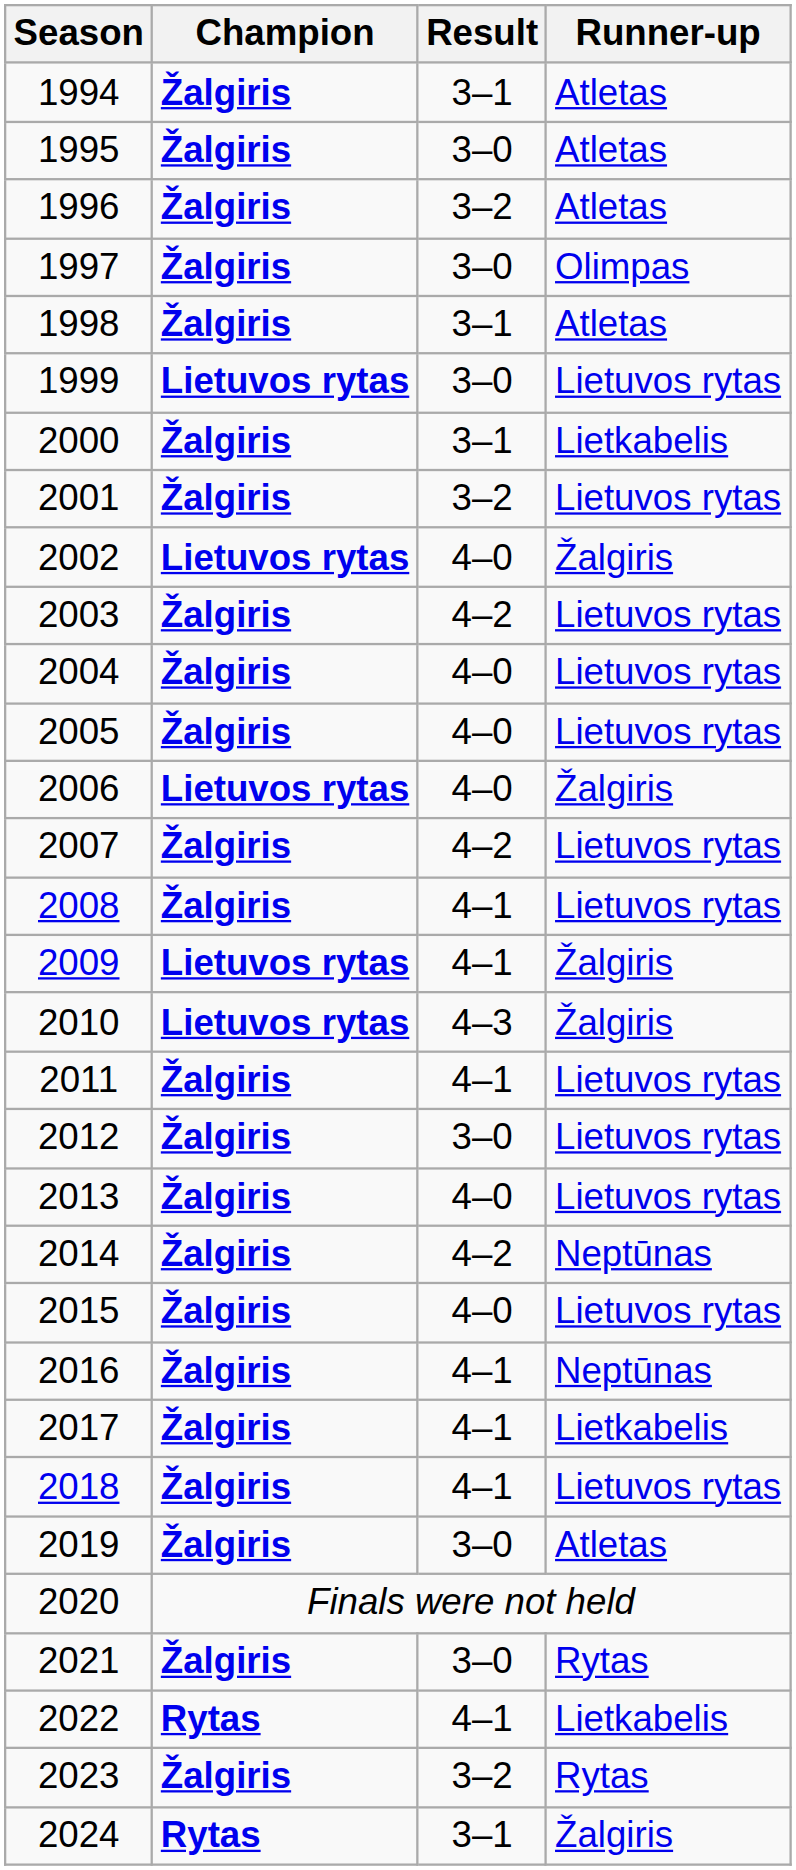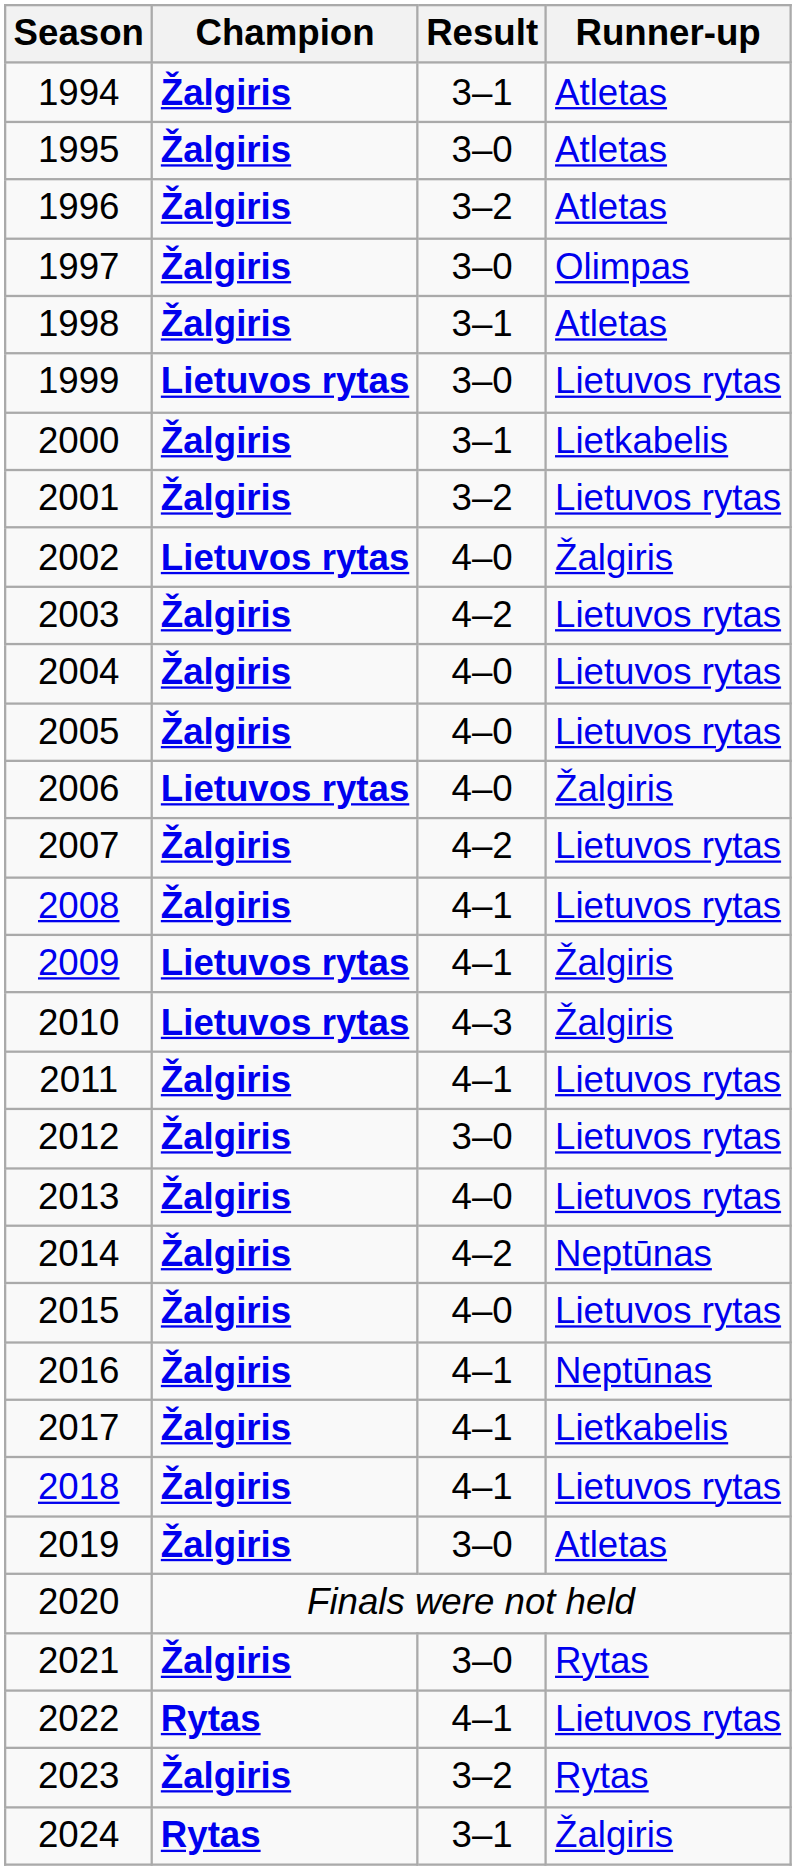(642, 1718) Lietkabelis -> (668, 1718) Lietuvos rytas
